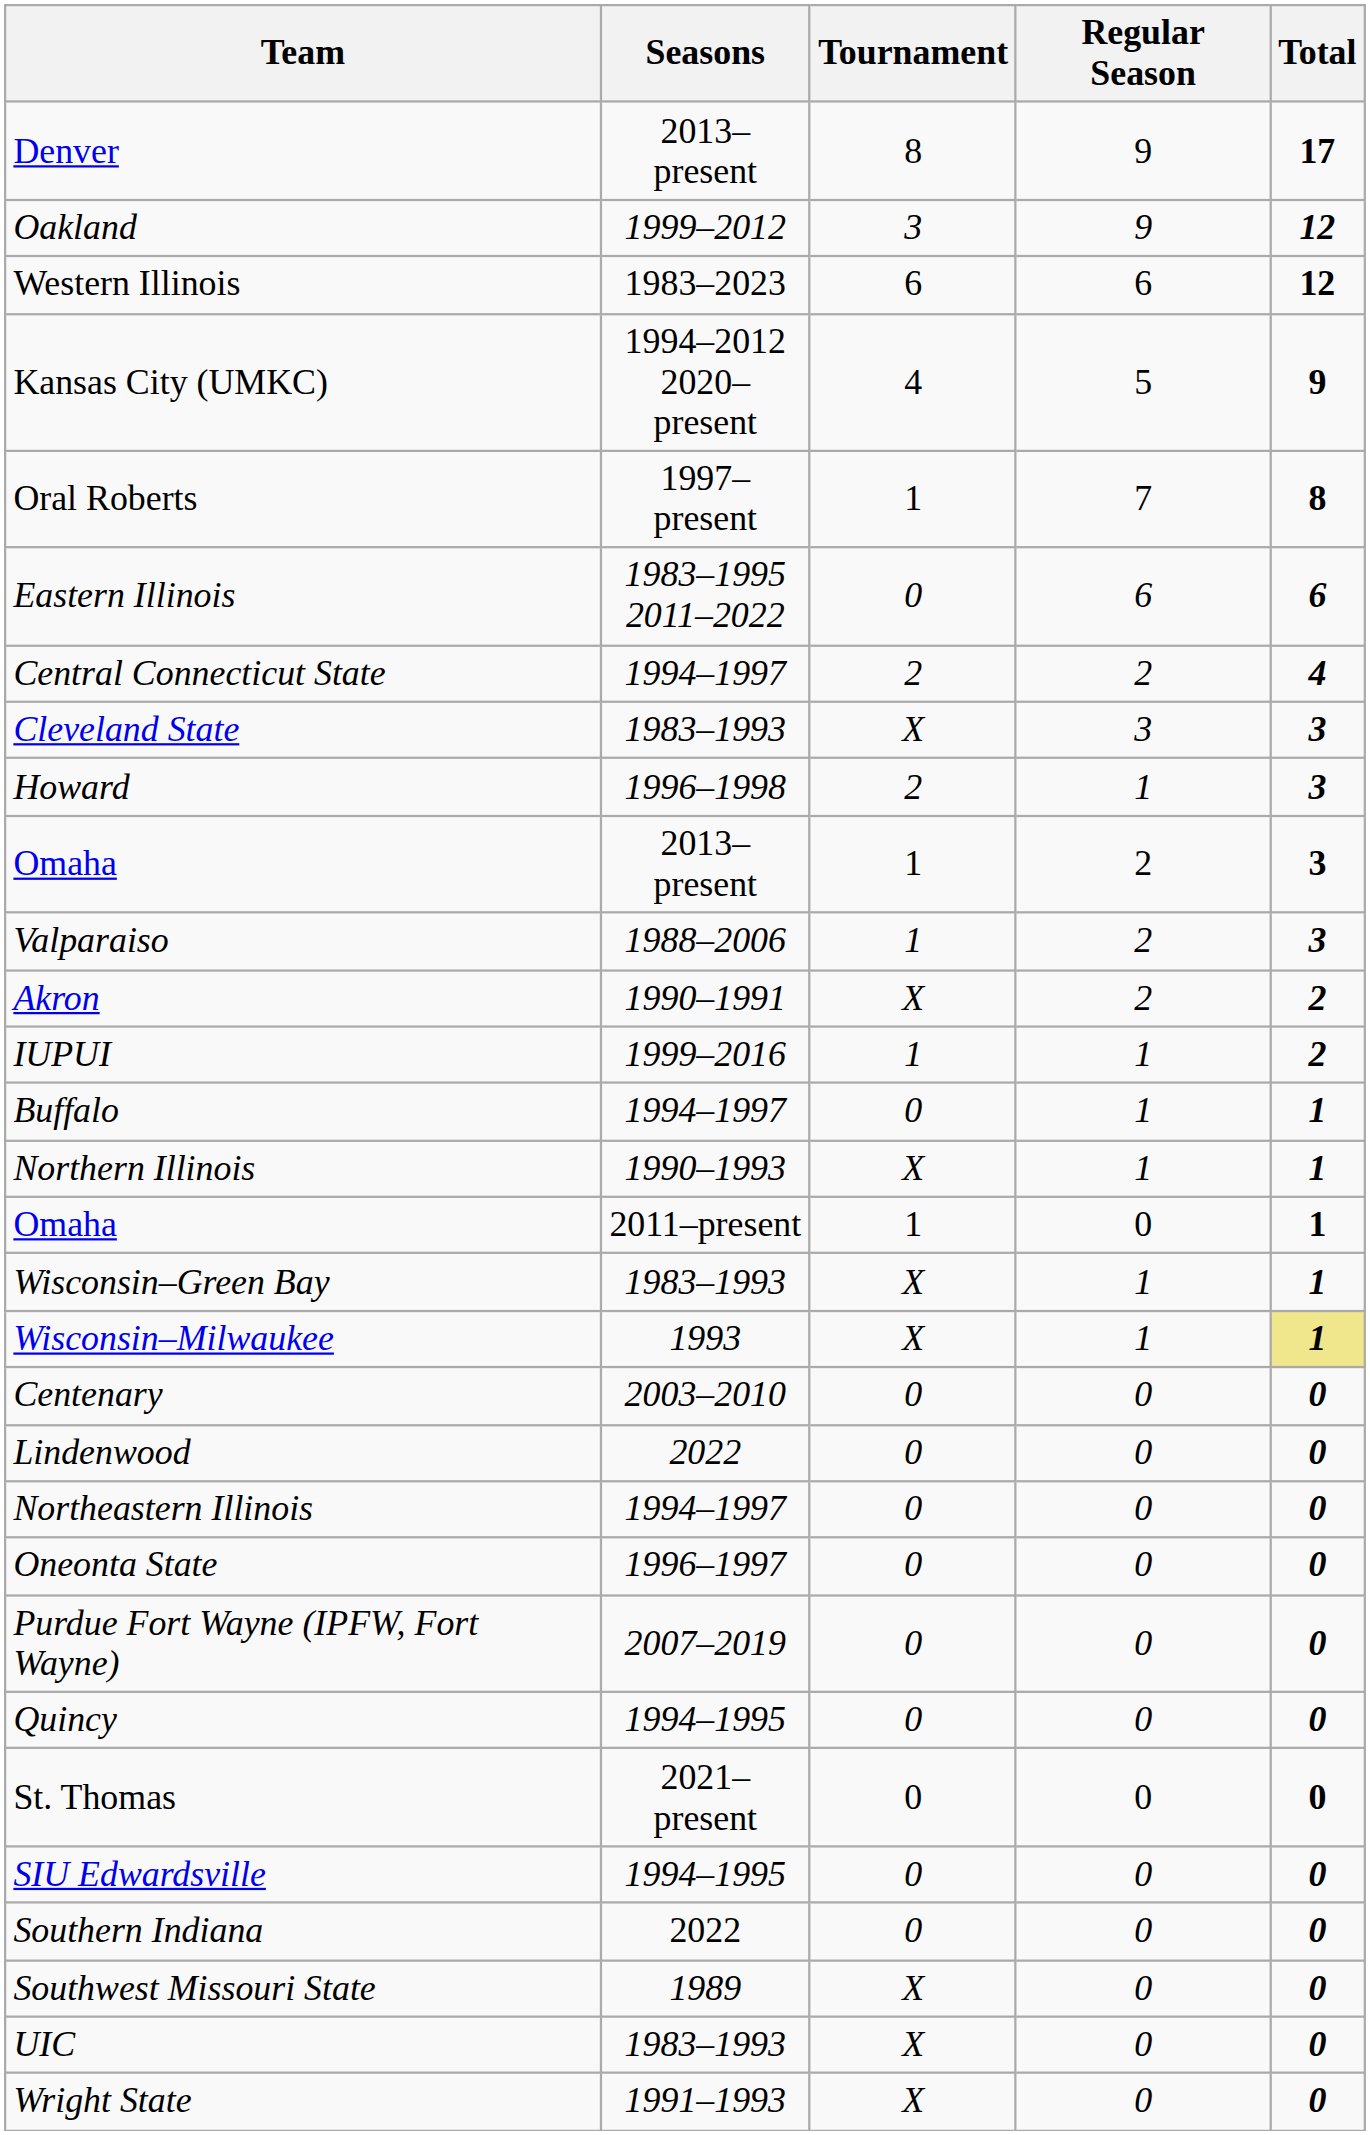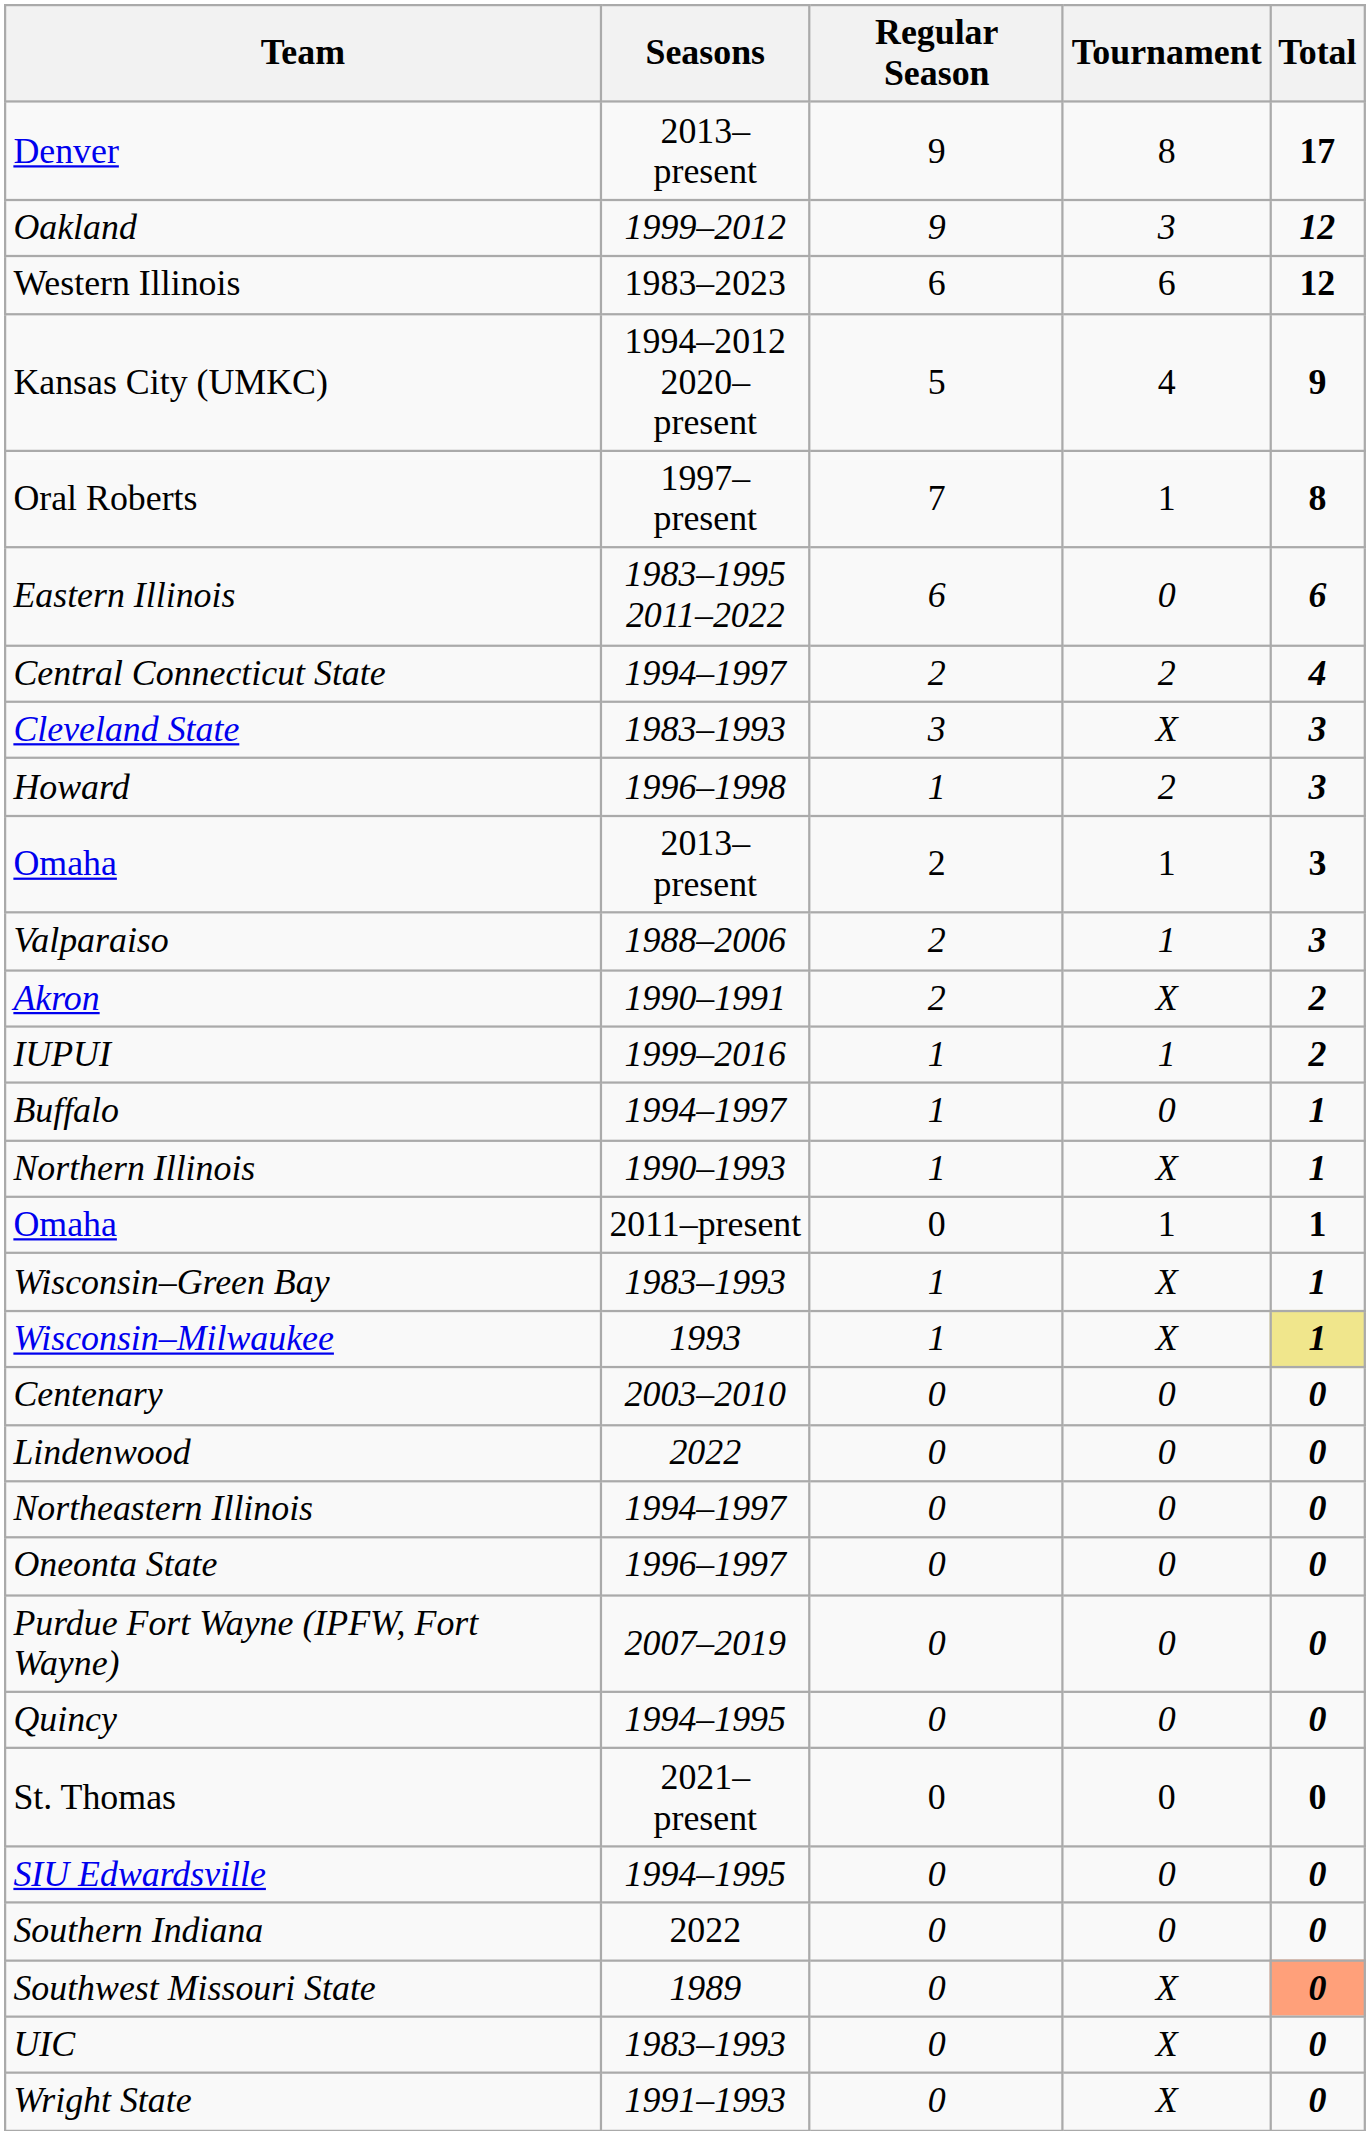columns swapped: (1143, 53) <-> (913, 53)
(1317, 1987) no background -> (1317, 1987) lightsalmon background
